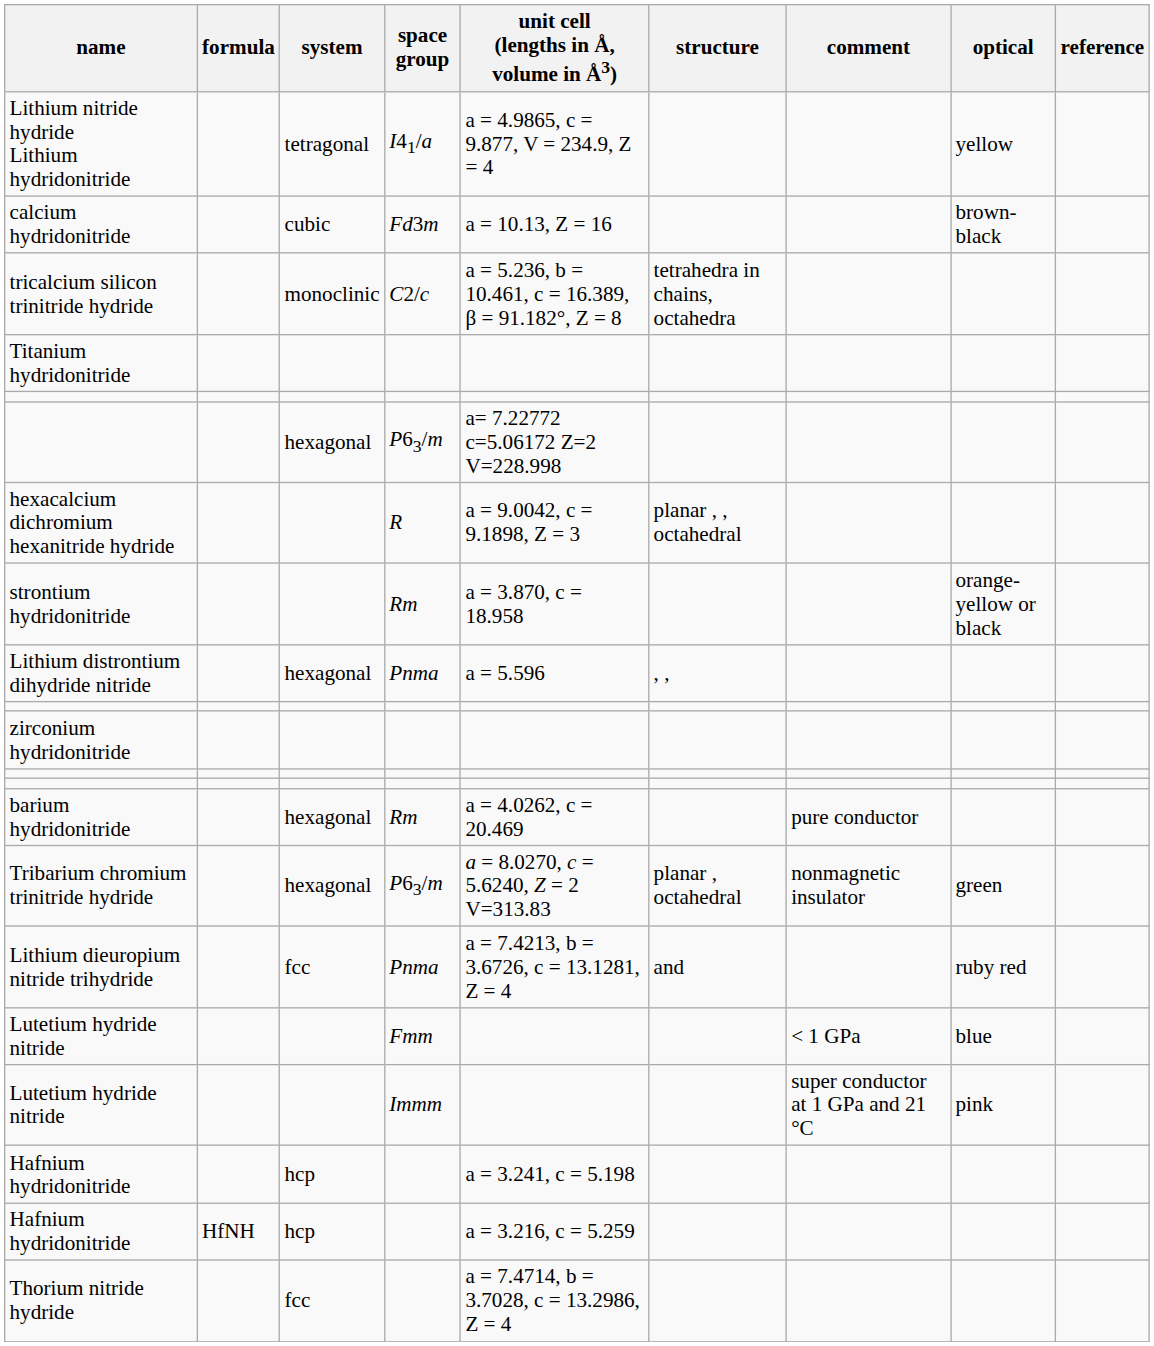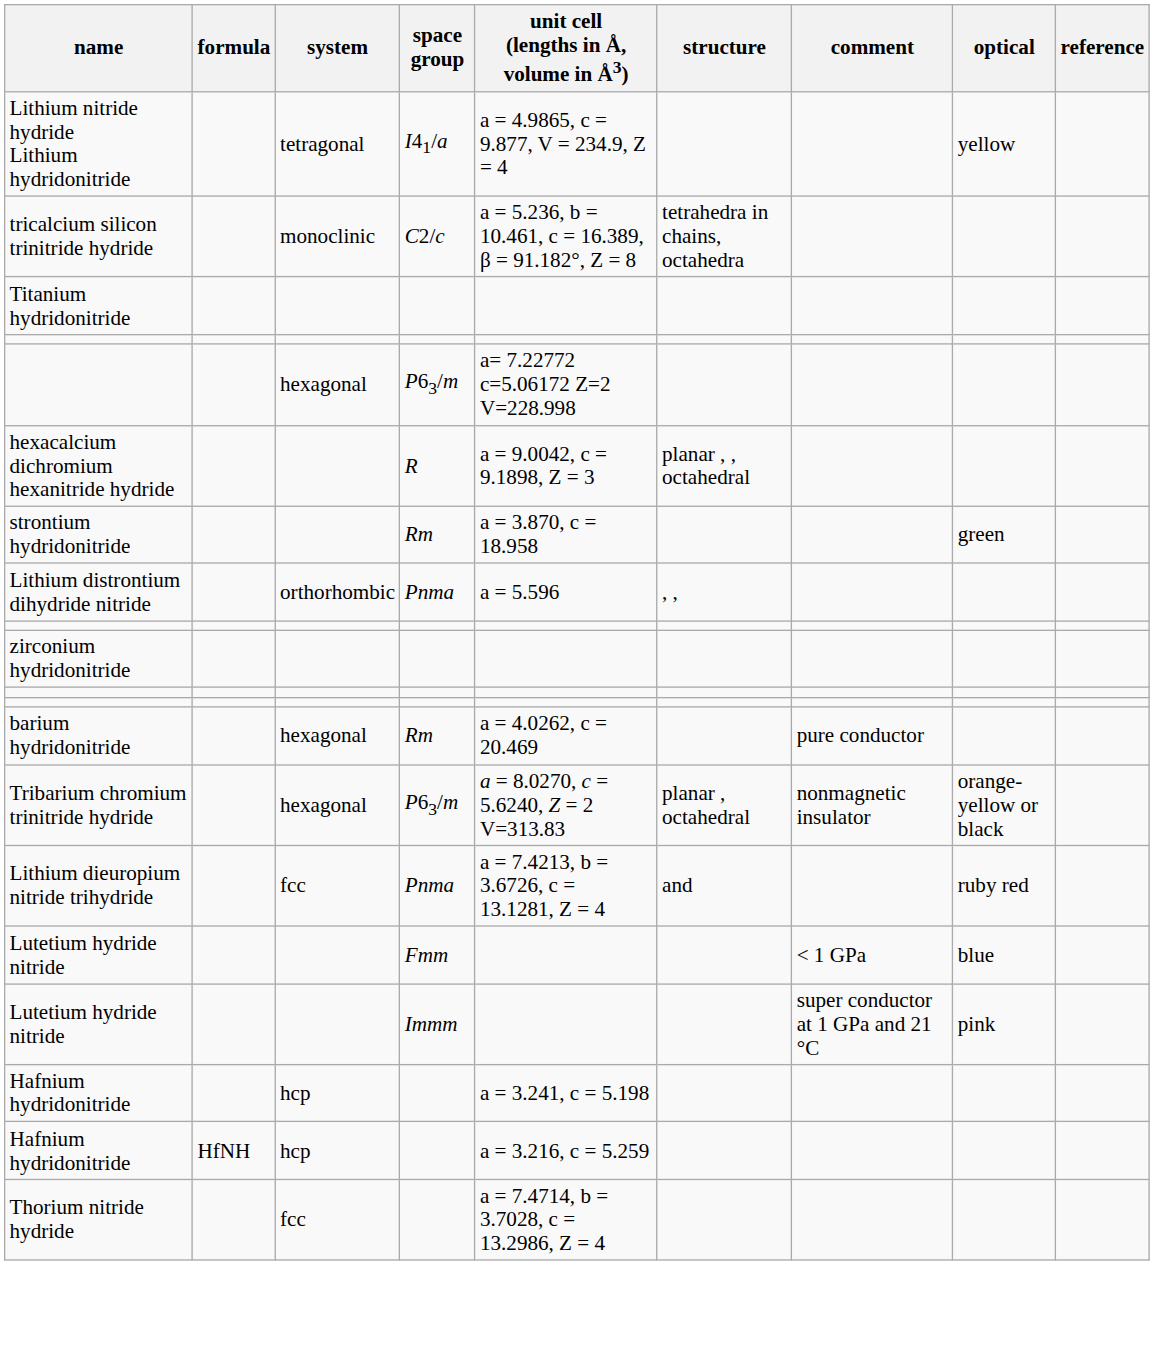- row: (70, 224)
(996, 603) orange-yellow or black -> (981, 534) green
(328, 672) hexagonal -> (338, 591) orthorhombic
(979, 885) green -> (998, 804) orange-yellow or black
